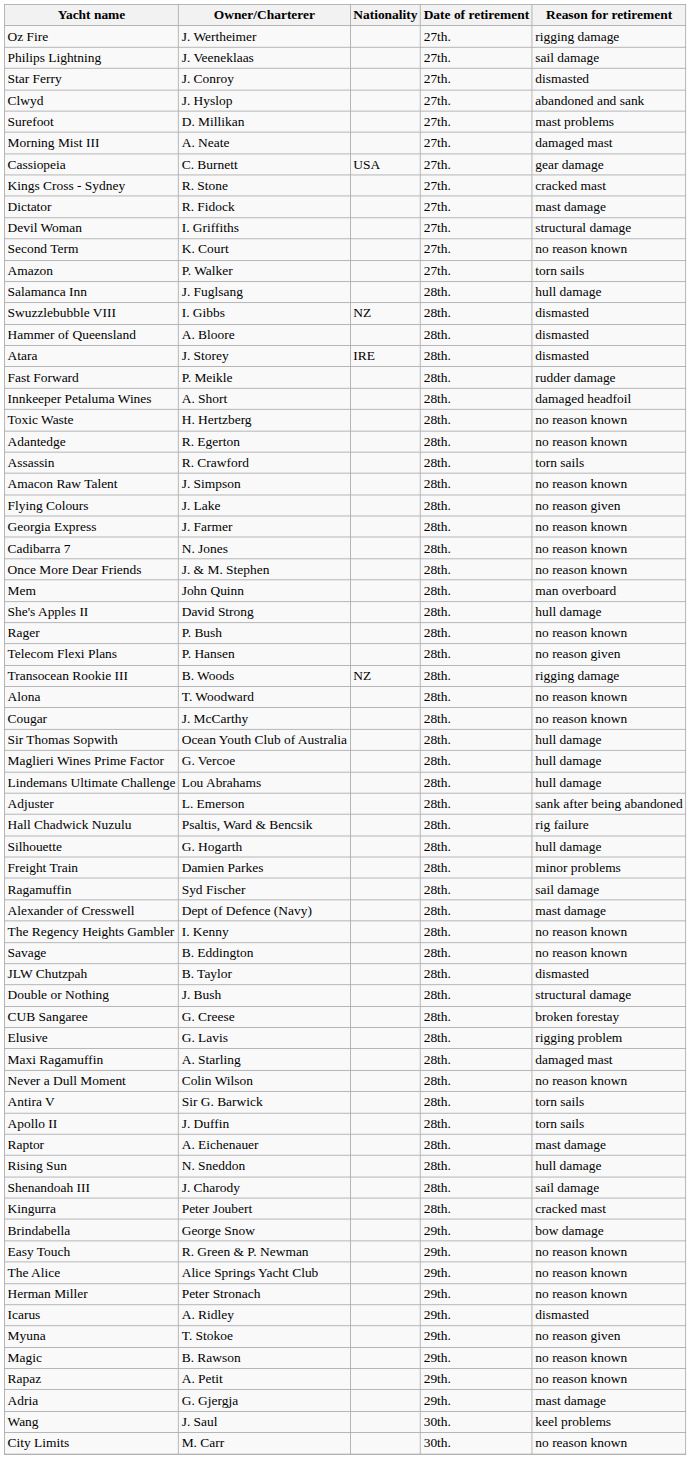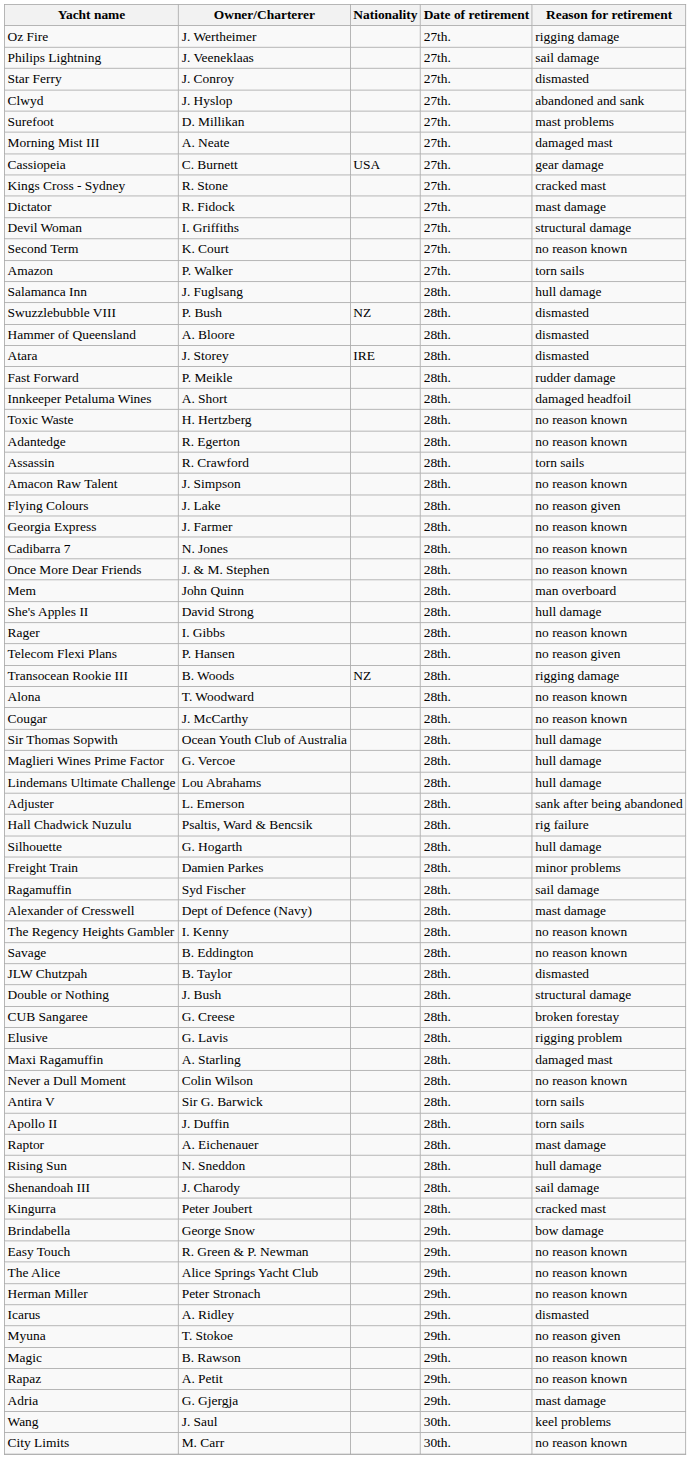(203, 313) I. Gibbs -> (202, 313) P. Bush
(202, 633) P. Bush -> (203, 633) I. Gibbs
